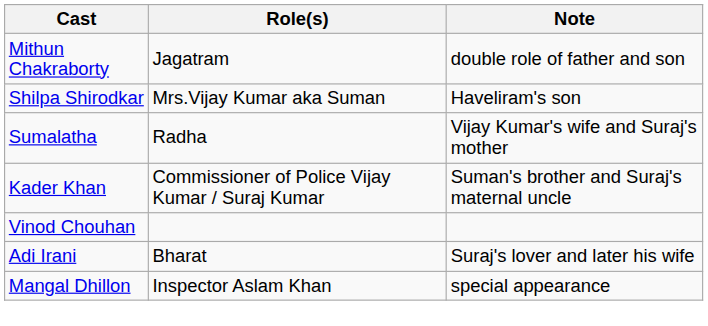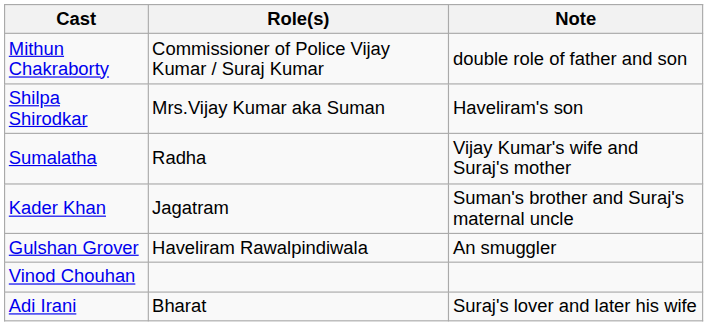(191, 58) Jagatram -> (271, 58) Commissioner of Police Vijay Kumar / Suraj Kumar
(271, 187) Commissioner of Police Vijay Kumar / Suraj Kumar -> (190, 208) Jagatram
+ row: (74, 247)
- row: (70, 285)
